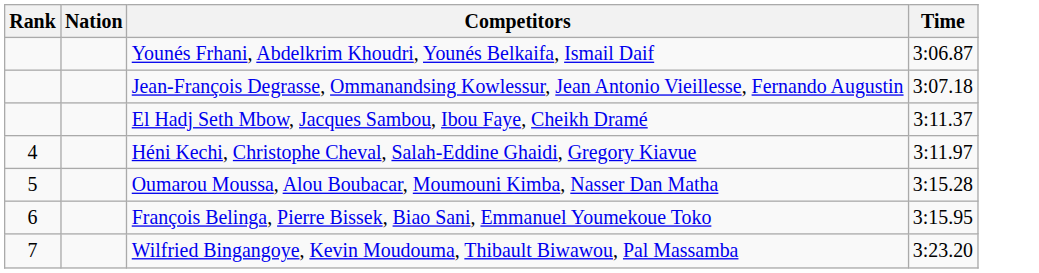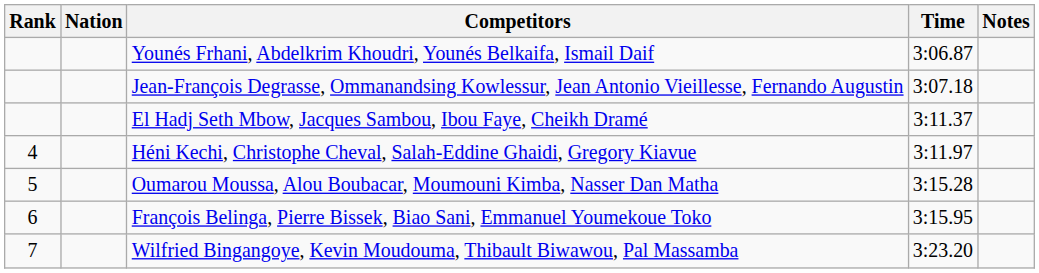+ column: (1006, 21)
